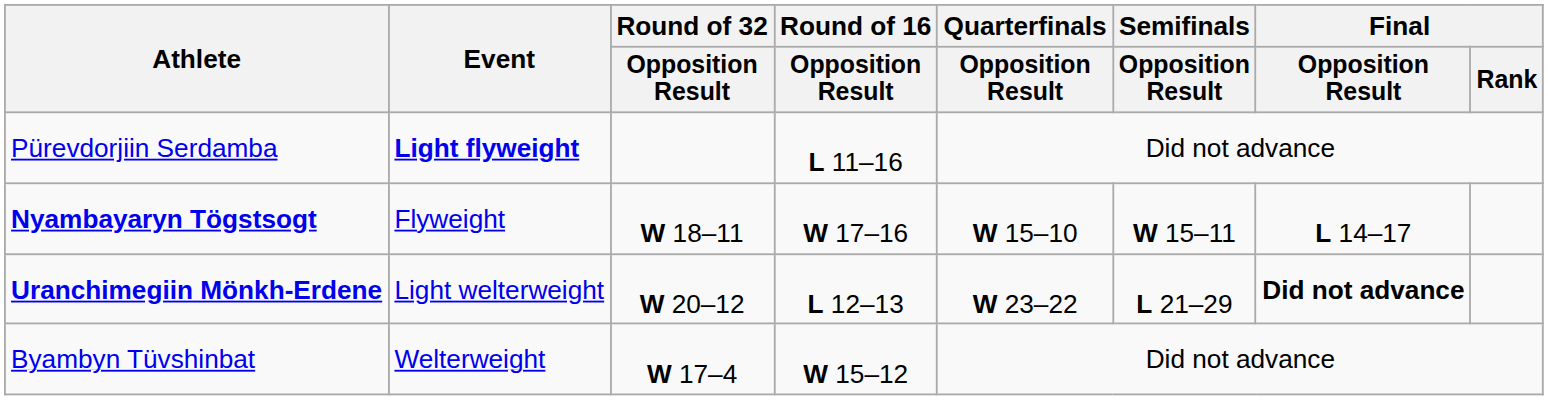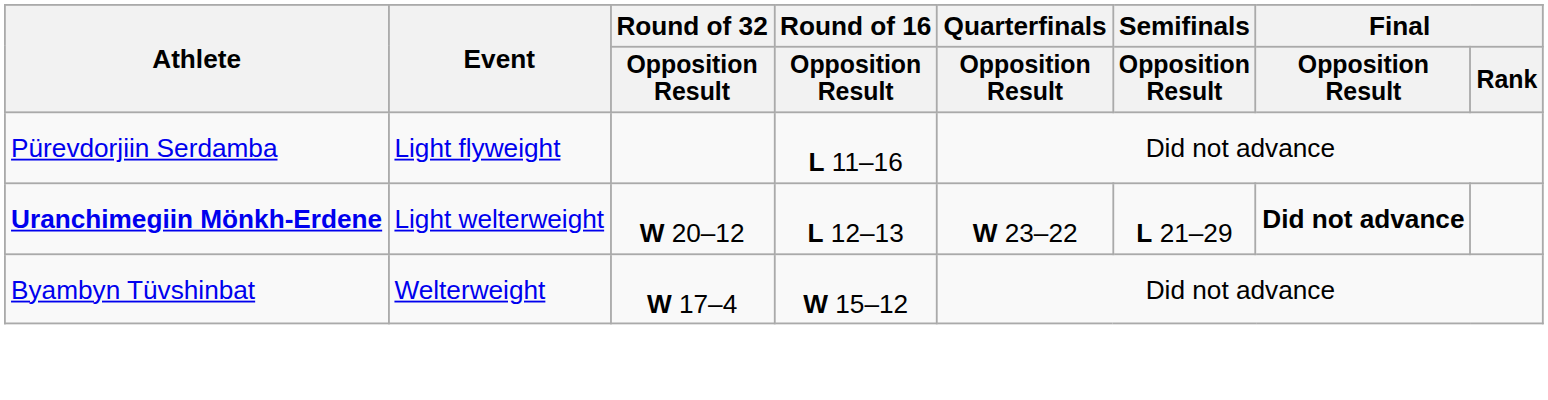(487, 148) bold -> (477, 148) normal
- row: (164, 219)
